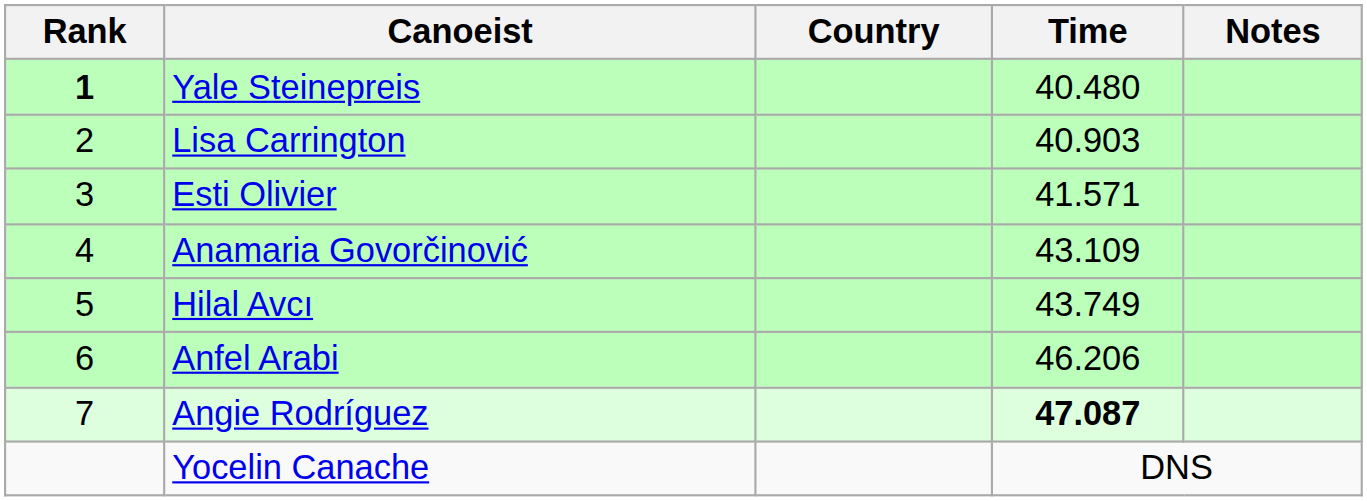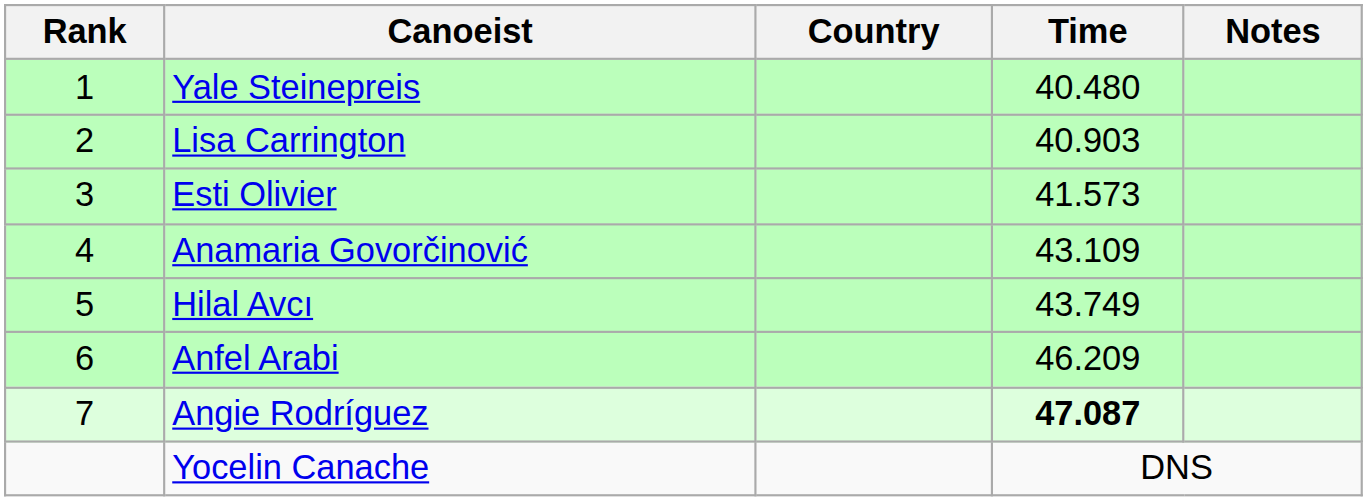(85, 86) bold -> (85, 86) normal
(1088, 195) 41.571 -> (1088, 195) 41.573
(1088, 359) 46.206 -> (1088, 359) 46.209
